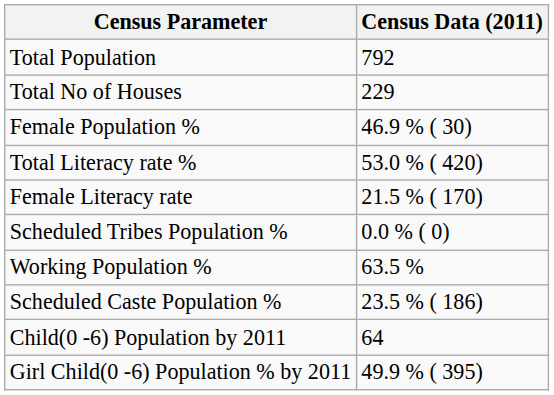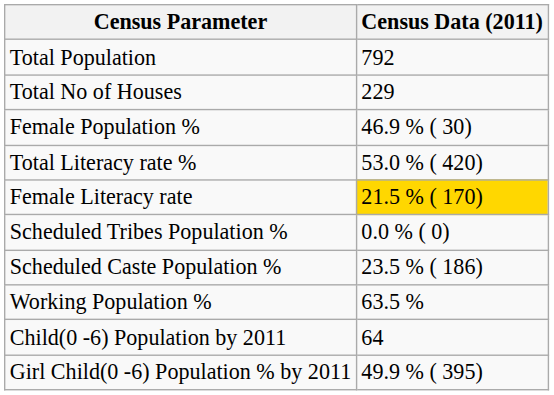(422, 197) no background -> (422, 197) gold background
rows swapped: (146, 302) <-> (111, 267)
